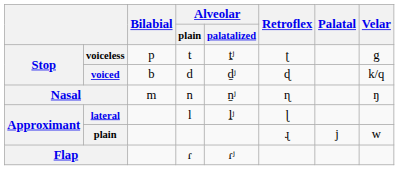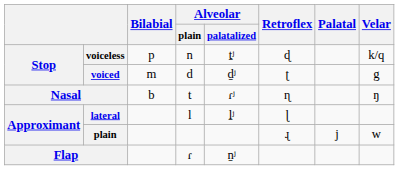(190, 54) t -> (190, 54) n
(287, 54) ʈ -> (287, 54) ɖ
(376, 54) g -> (376, 54) k/q
(151, 74) b -> (151, 74) m
(287, 74) ɖ -> (287, 74) ʈ
(376, 74) k/q -> (376, 74) g
(151, 94) m -> (151, 94) b
(190, 94) n -> (190, 94) t
(232, 94) n̠ʲ -> (232, 94) ɾʲ
(232, 154) ɾʲ -> (232, 154) n̠ʲ
